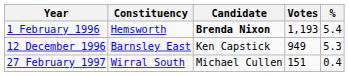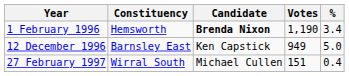(303, 30) 1,193 -> (303, 30) 1,190
(332, 30) 5.4 -> (332, 30) 3.4
(332, 46) 5.3 -> (332, 46) 5.0
